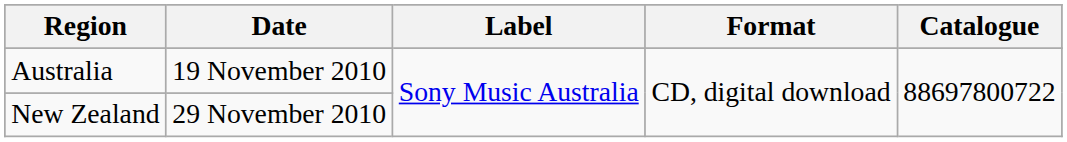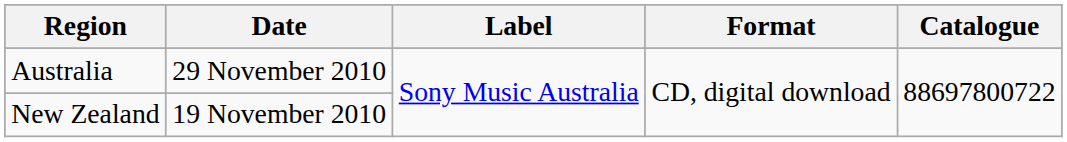(279, 70) 19 November 2010 -> (279, 70) 29 November 2010
(279, 114) 29 November 2010 -> (279, 114) 19 November 2010
